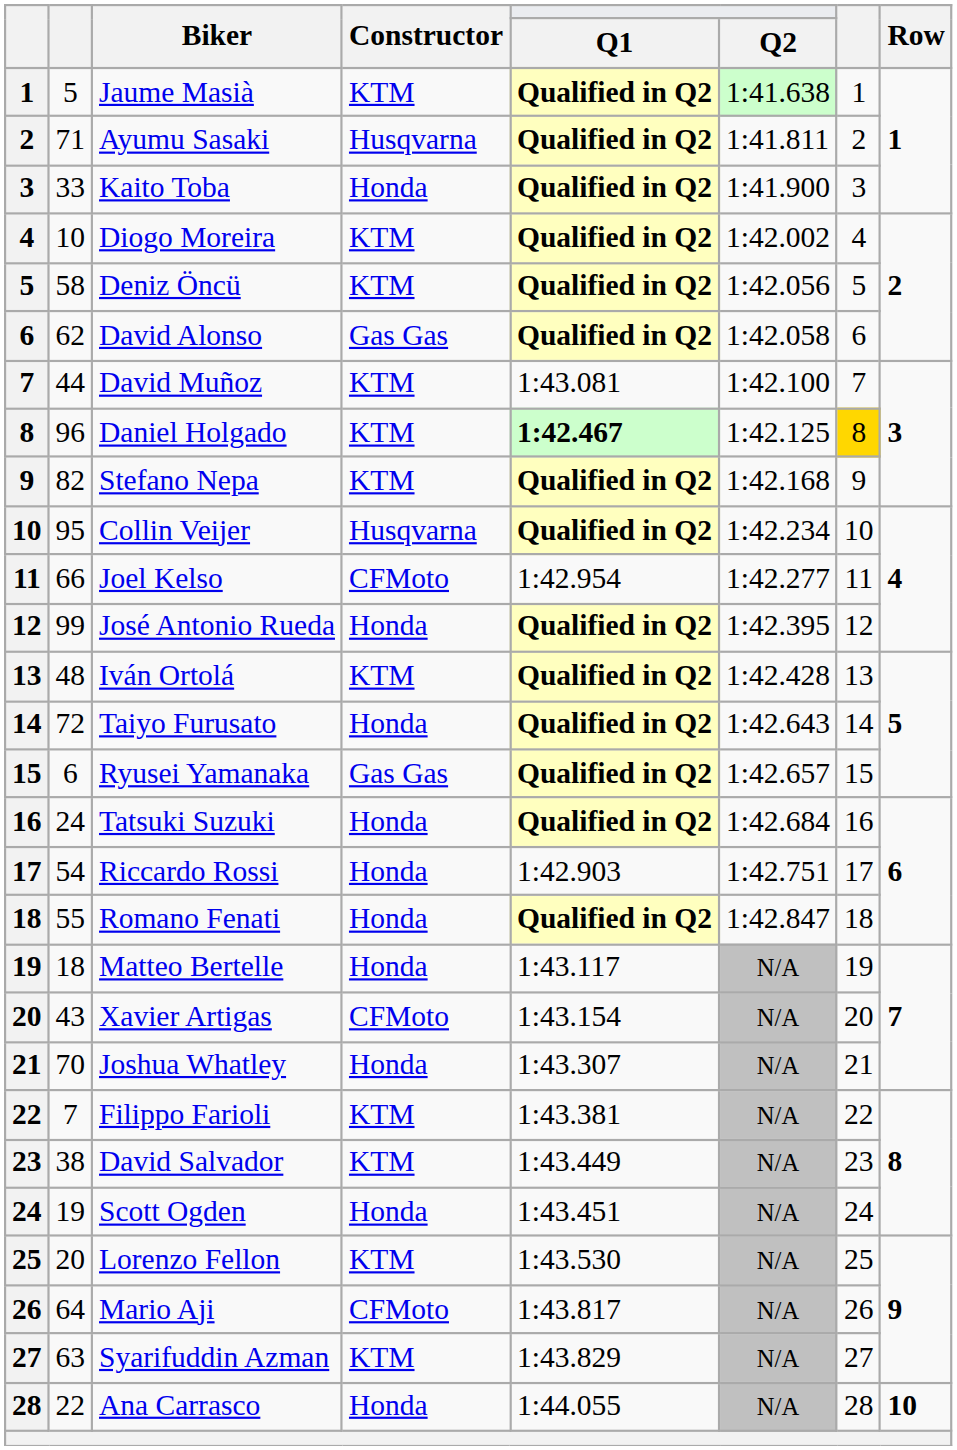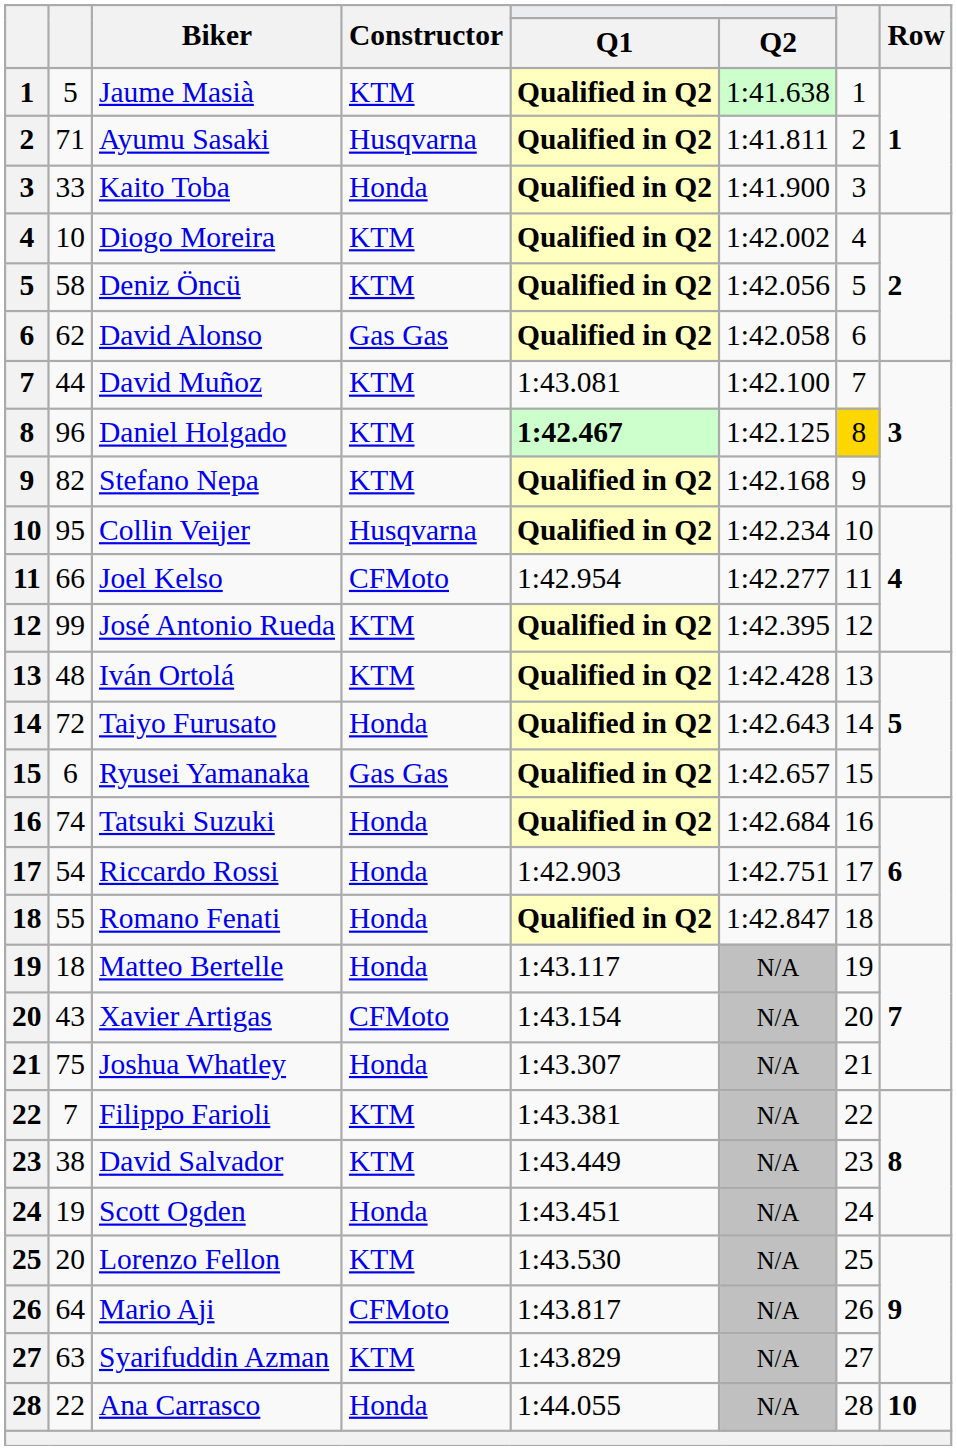(388, 626) Honda -> (382, 626) KTM
(70, 821) 24 -> (70, 821) 74
(70, 1064) 70 -> (70, 1064) 75
